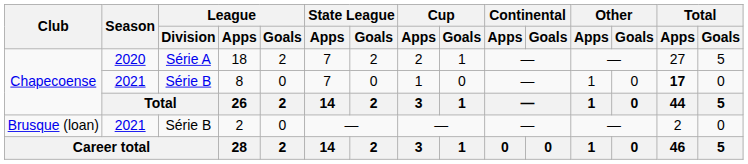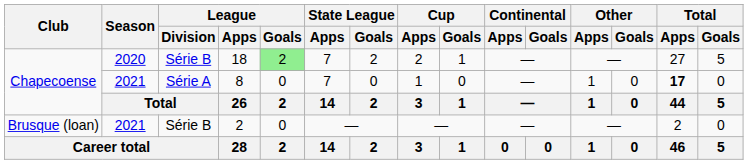(188, 59) Série A -> (188, 59) Série B
(282, 59) no background -> (282, 59) lightgreen background
(188, 81) Série B -> (188, 81) Série A
